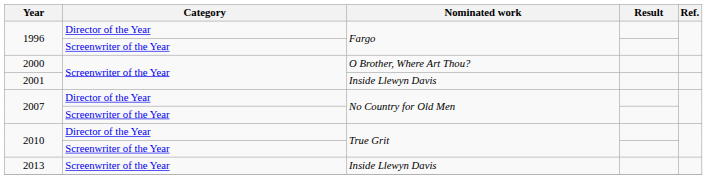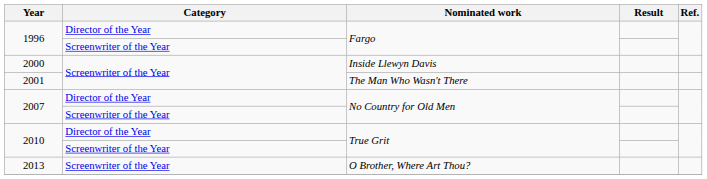(410, 64) O Brother, Where Art Thou? -> (393, 64) Inside Llewyn Davis
(393, 81) Inside Llewyn Davis -> (408, 81) The Man Who Wasn't There
(393, 166) Inside Llewyn Davis -> (410, 166) O Brother, Where Art Thou?
